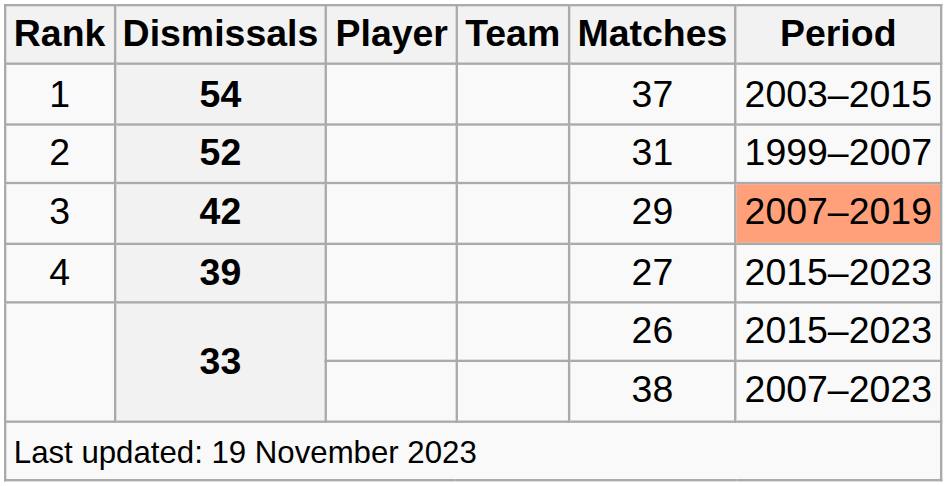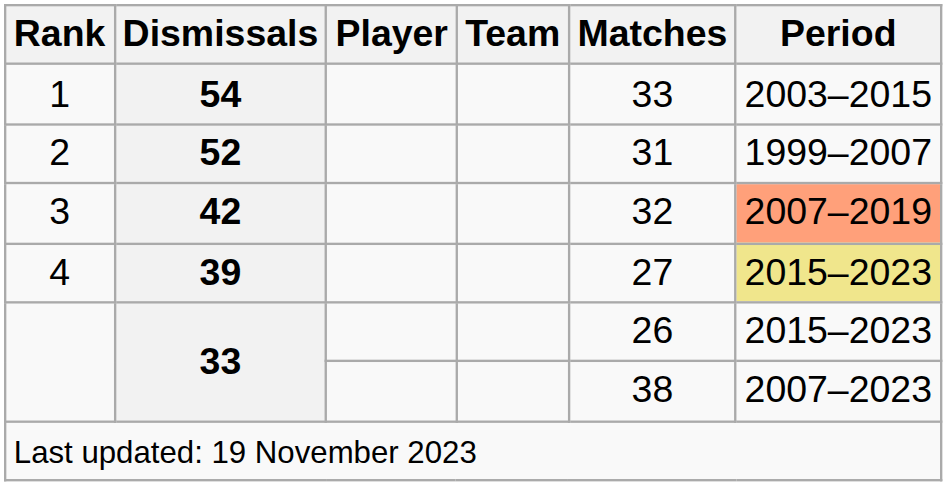(652, 93) 37 -> (652, 93) 33
(652, 212) 29 -> (652, 212) 32
(838, 271) no background -> (838, 271) khaki background
